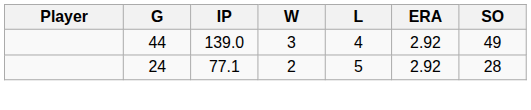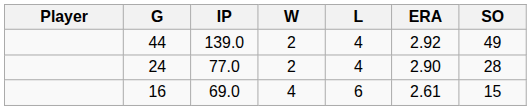(291, 42) 3 -> (291, 42) 2
(224, 67) 77.1 -> (224, 67) 77.0
(358, 67) 5 -> (358, 67) 4
(426, 67) 2.92 -> (426, 67) 2.90
+ row: (157, 92)
